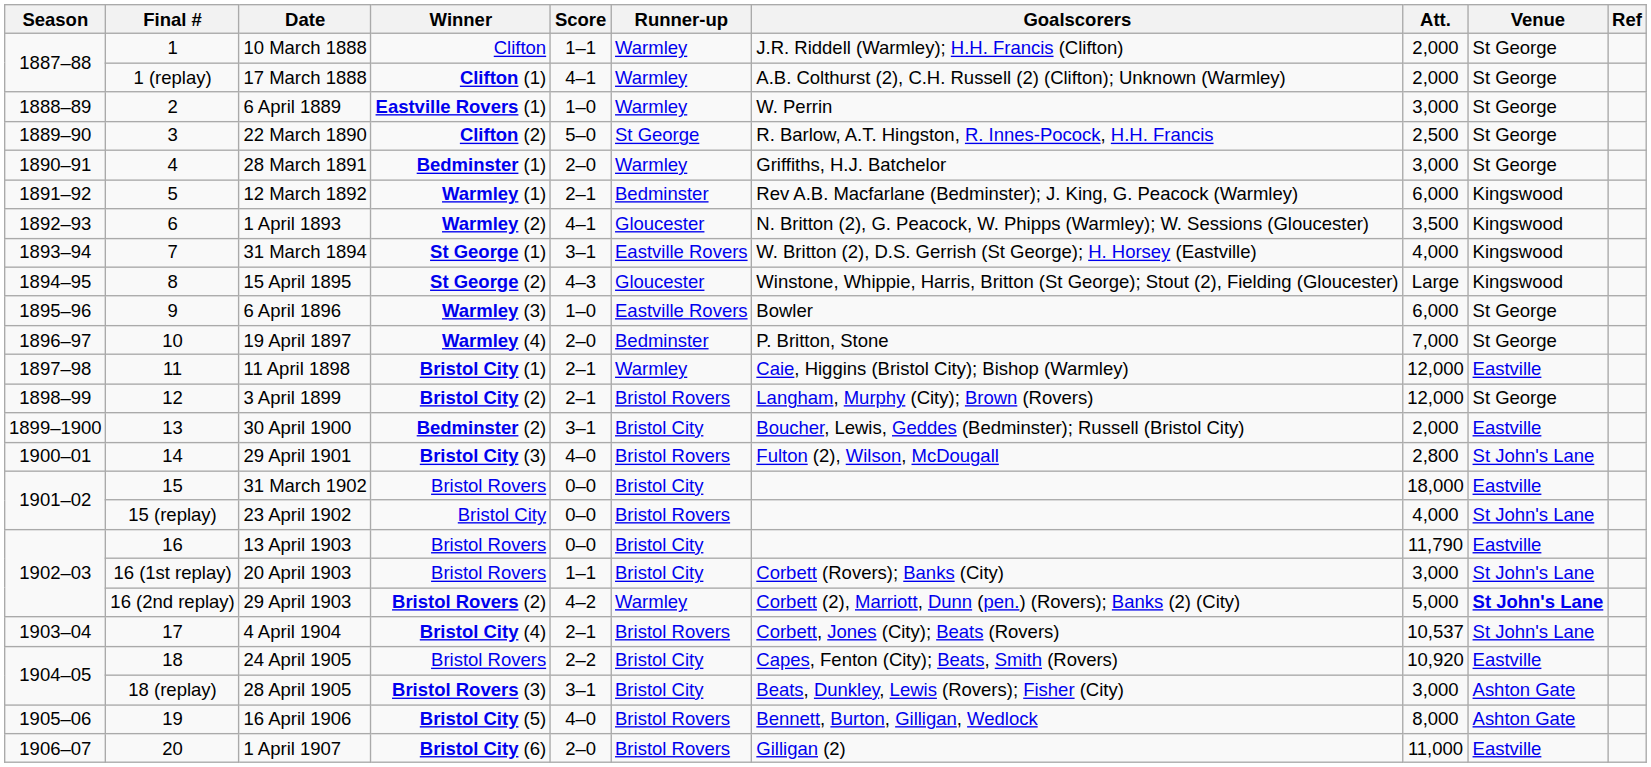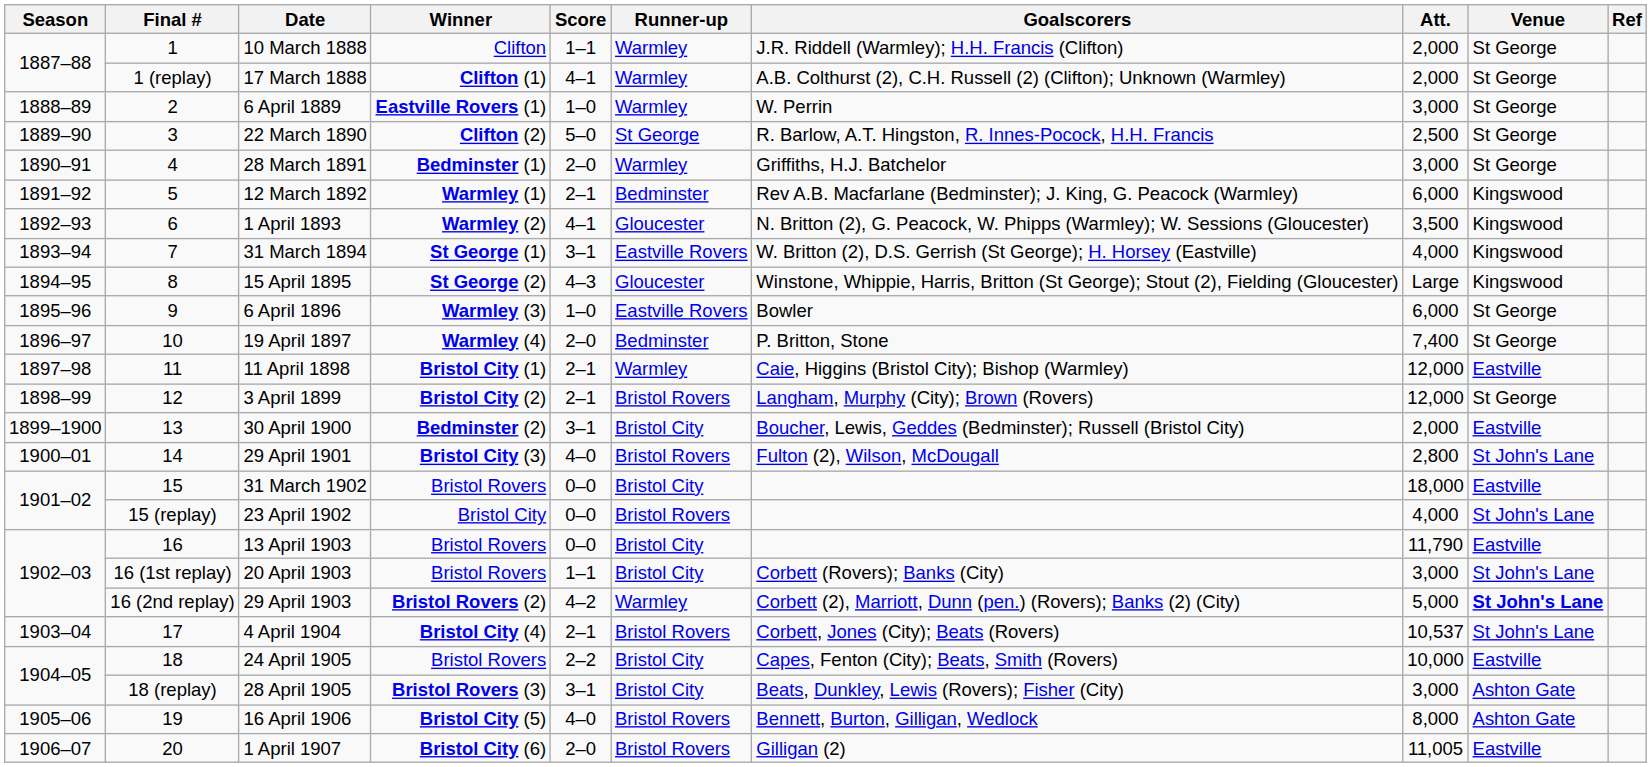(1436, 340) 7,000 -> (1436, 340) 7,400
(1436, 660) 10,920 -> (1436, 660) 10,000
(1436, 748) 11,000 -> (1436, 748) 11,005
